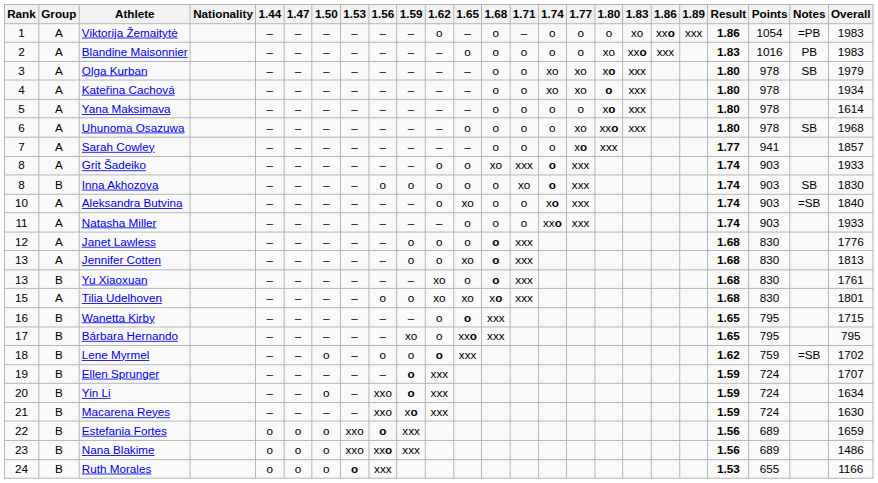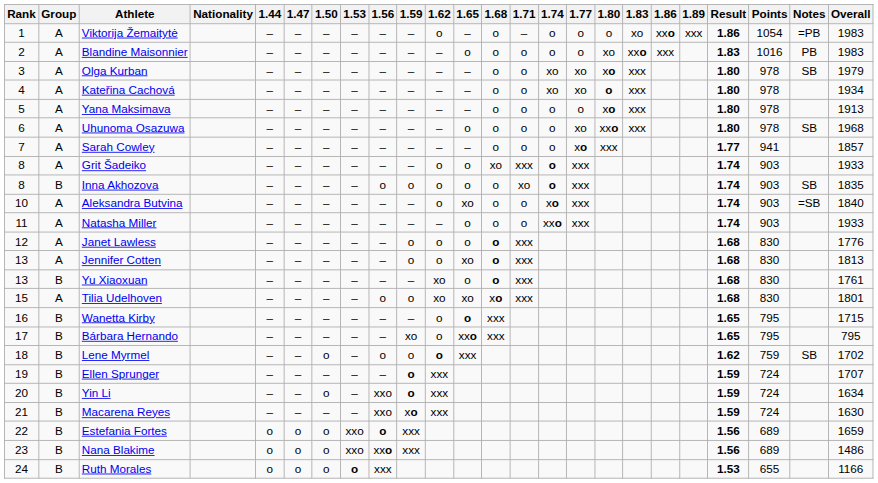(851, 109) 1614 -> (851, 109) 1913
(851, 184) 1830 -> (851, 184) 1835
(809, 355) =SB -> (809, 355) SB
